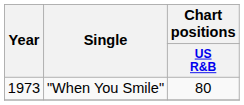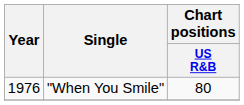(24, 88) 1973 -> (24, 88) 1976
